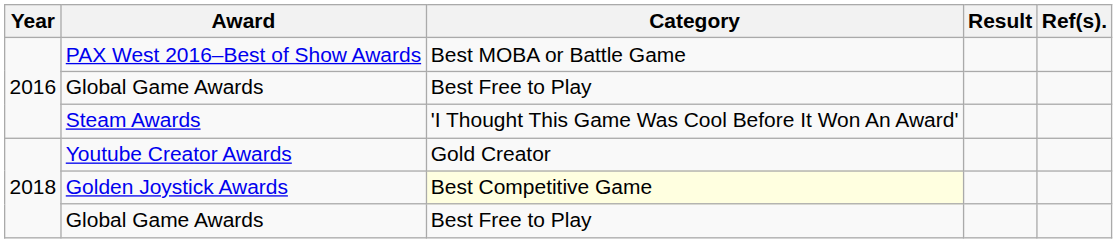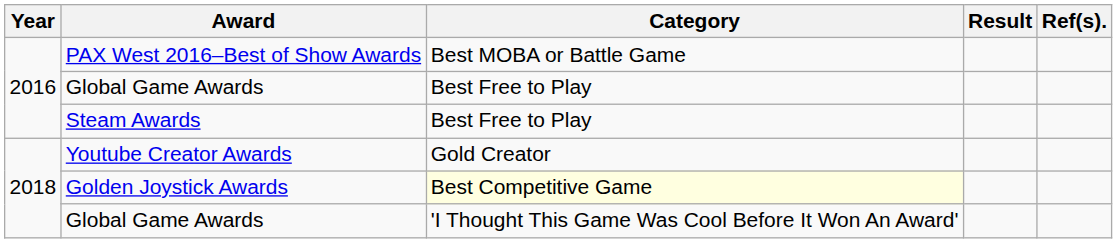(695, 120) 'I Thought This Game Was Cool Before It Won An Award' -> (511, 120) Best Free to Play
(511, 220) Best Free to Play -> (695, 220) 'I Thought This Game Was Cool Before It Won An Award'
